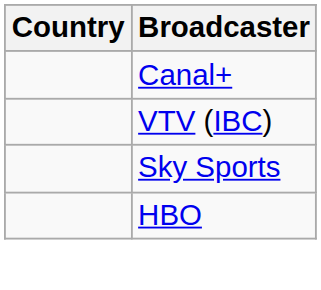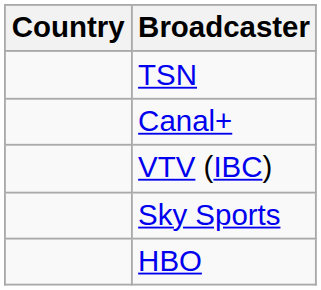+ row: (168, 74)
